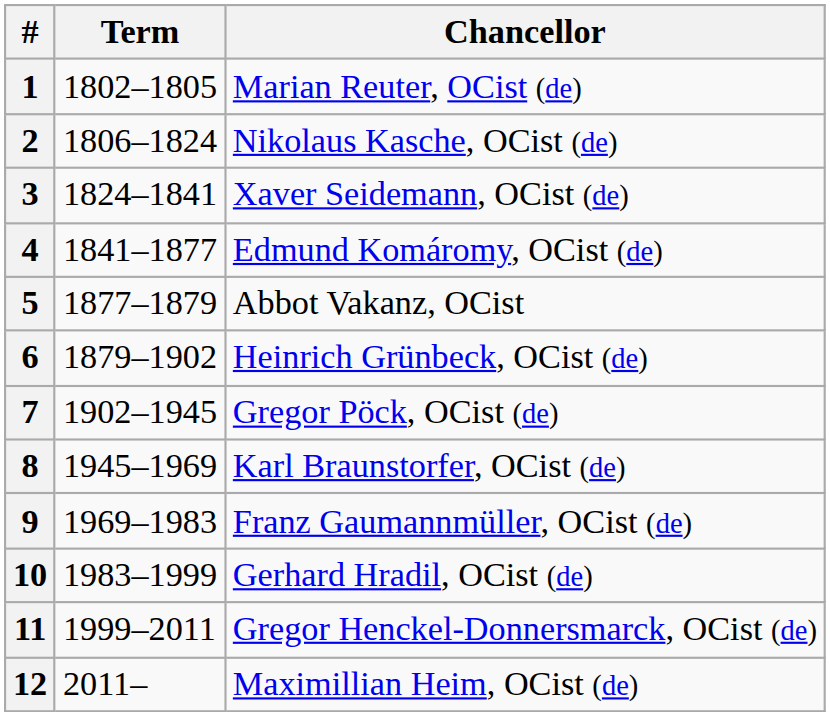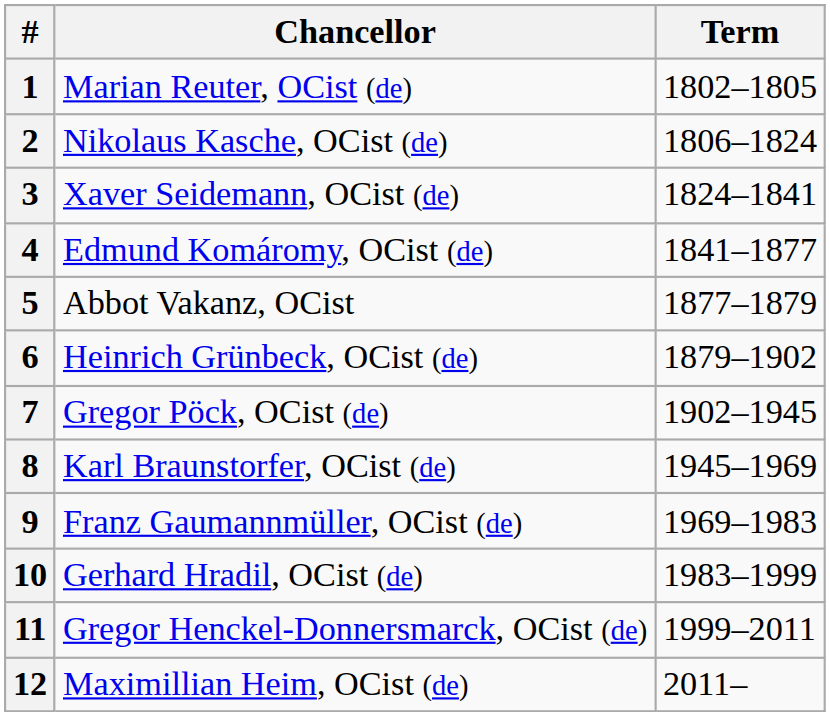columns swapped: (525, 31) <-> (140, 31)
